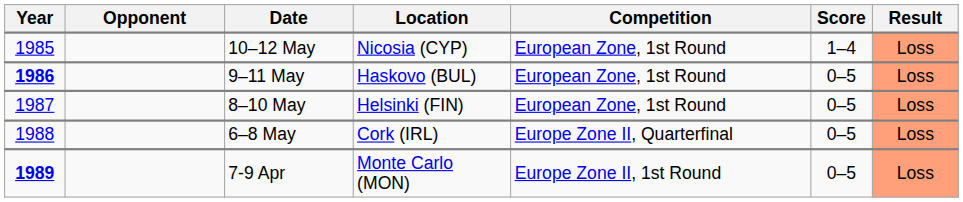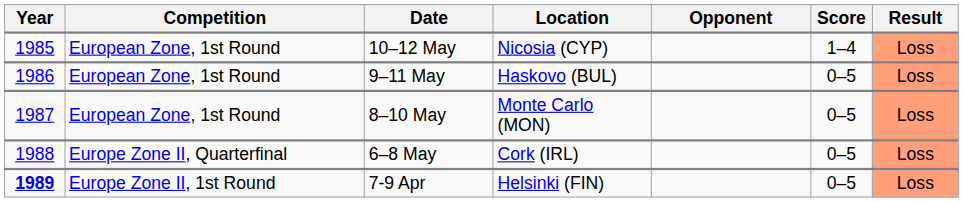columns swapped: (661, 18) <-> (145, 18)
(35, 76) bold -> (35, 76) normal
(410, 105) Helsinki (FIN) -> (545, 115) Monte Carlo (MON)
(405, 173) Monte Carlo (MON) -> (551, 183) Helsinki (FIN)
